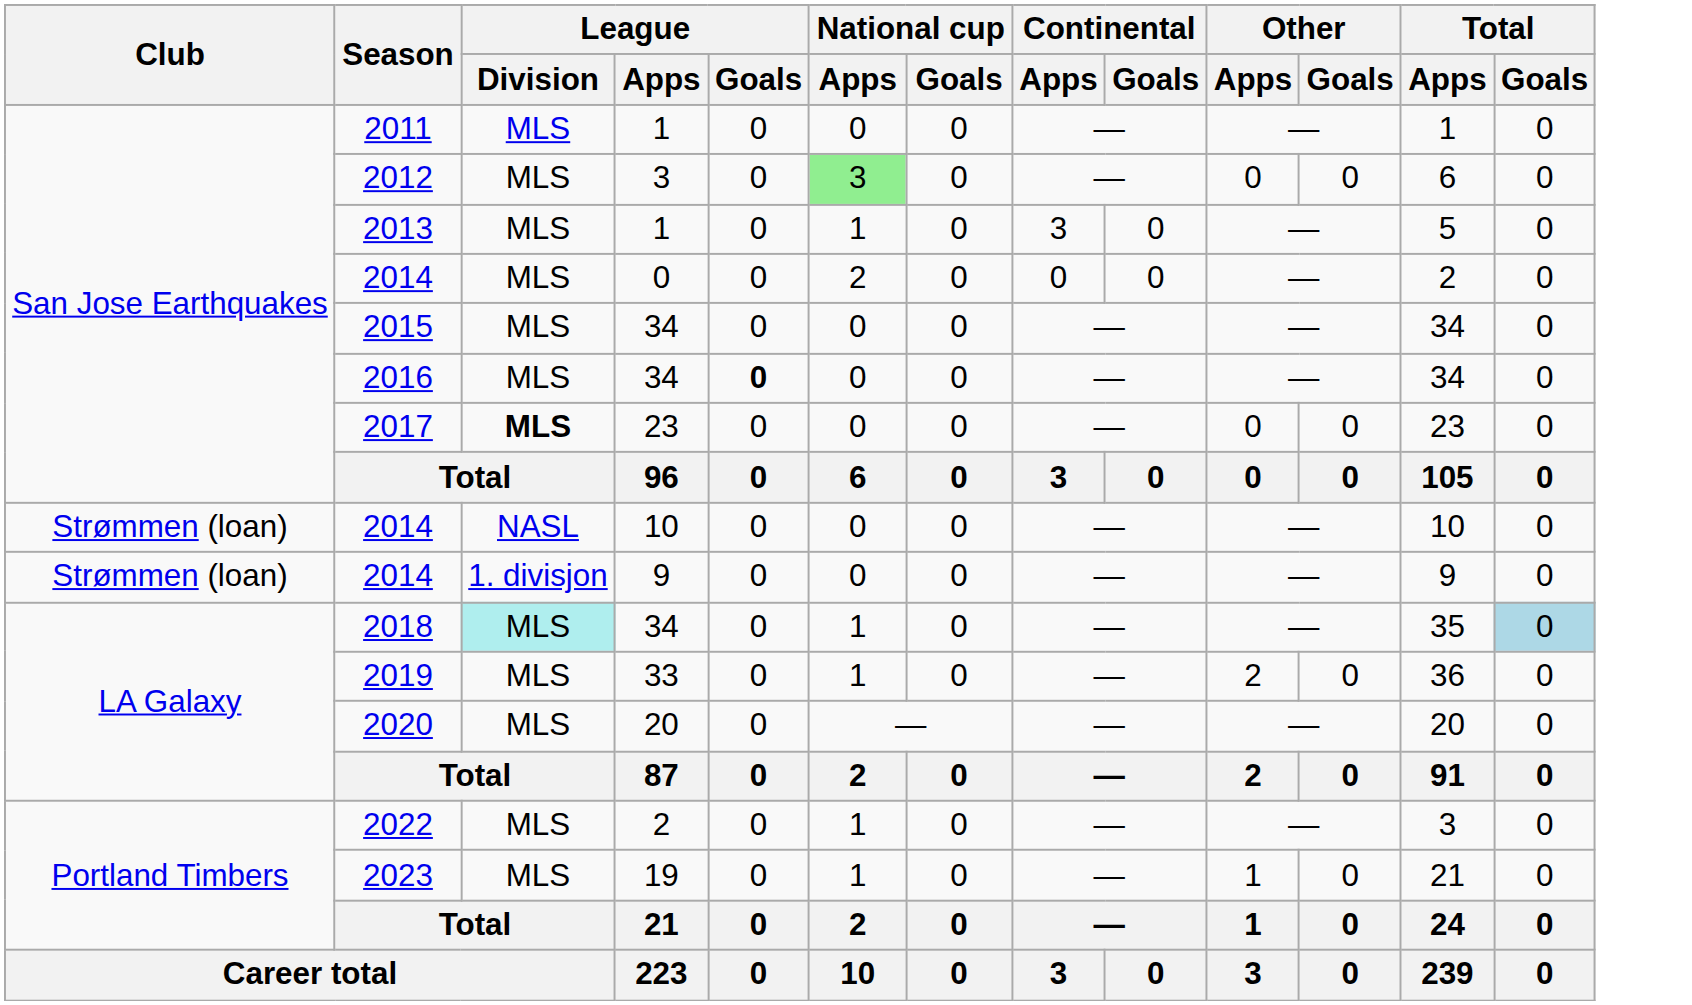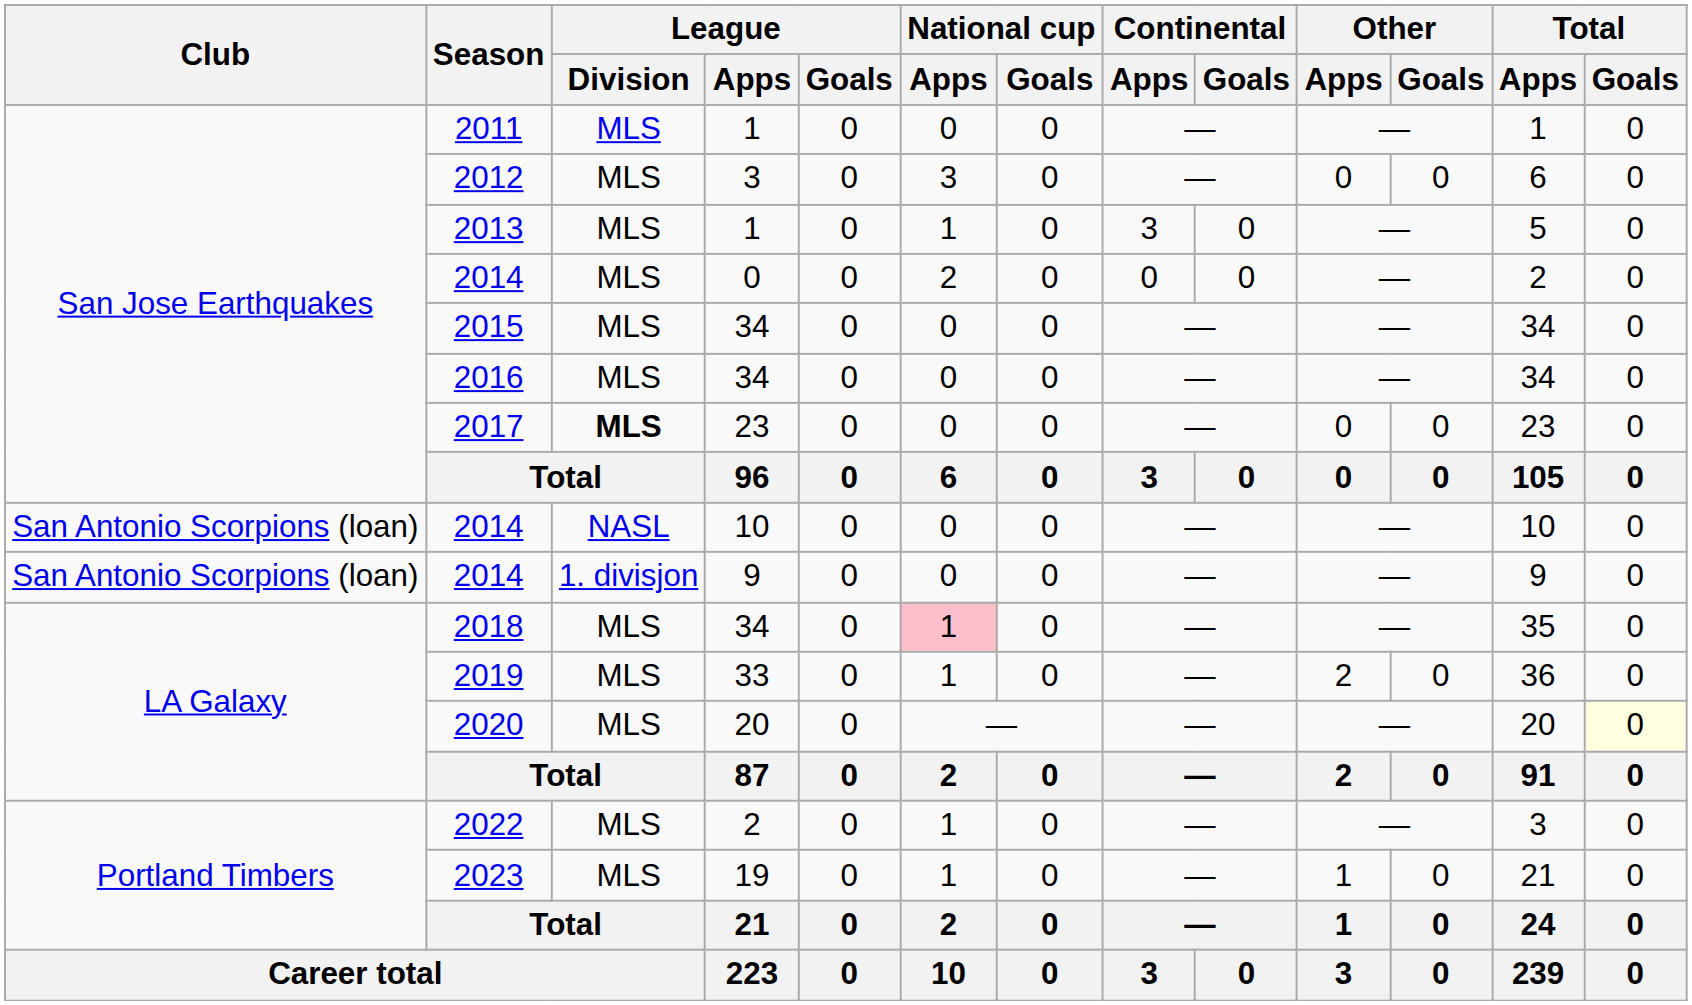(858, 178) lightgreen background -> (948, 178) no background
(759, 377) bold -> (849, 377) normal
(170, 526) Strømmen (loan) -> (215, 526) San Antonio Scorpions (loan)
(170, 576) Strømmen (loan) -> (215, 576) San Antonio Scorpions (loan)
(538, 626) paleturquoise background -> (629, 626) no background
(858, 626) no background -> (948, 626) pink background
(1545, 626) lightblue background -> (1635, 626) no background
(1545, 725) no background -> (1635, 725) lightyellow background
